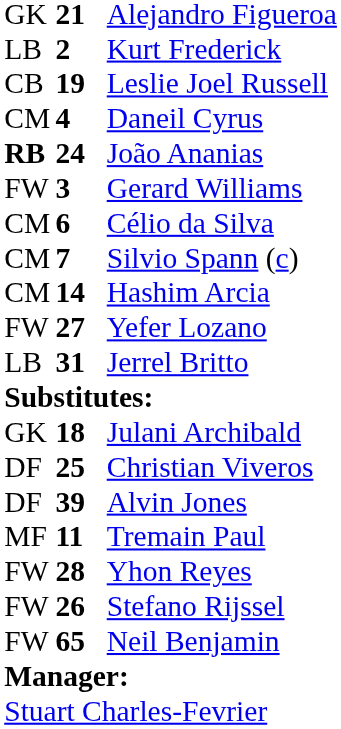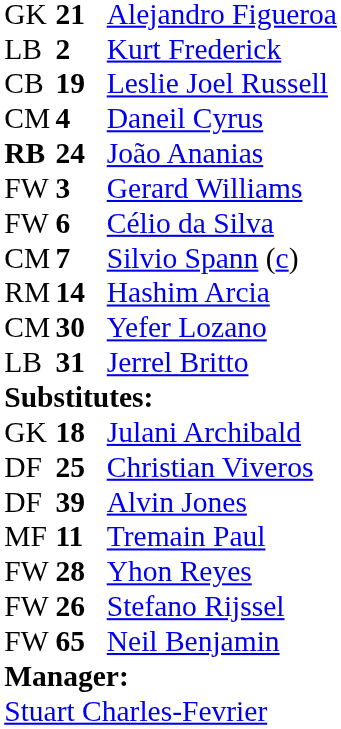(27, 222) CM -> (26, 222) FW
(27, 292) CM -> (27, 292) RM
(26, 327) FW -> (27, 327) CM
(70, 327) 27 -> (70, 327) 30
